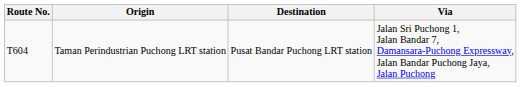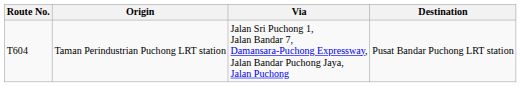columns swapped: (301, 12) <-> (445, 12)
